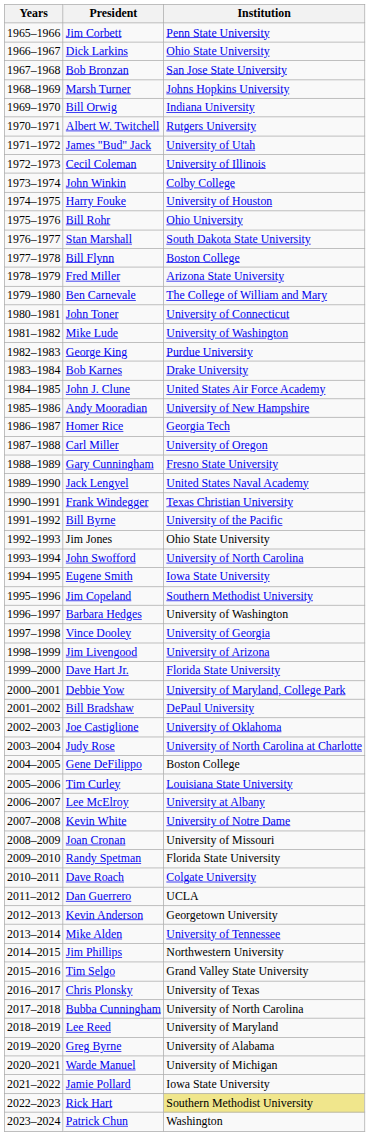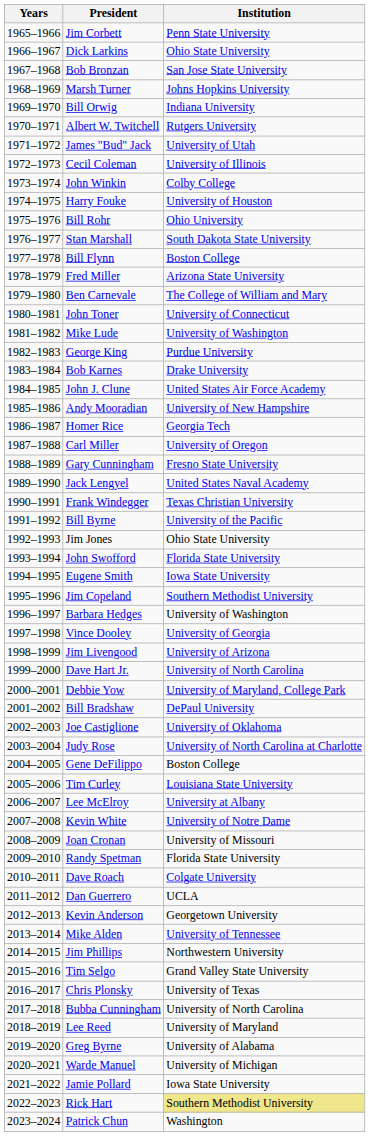(235, 558) University of North Carolina -> (223, 558) Florida State University
(223, 671) Florida State University -> (235, 671) University of North Carolina
